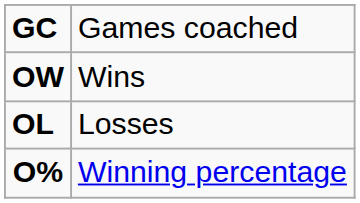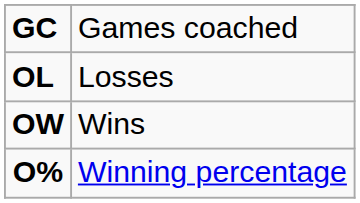rows swapped: (38, 76) <-> (33, 124)
